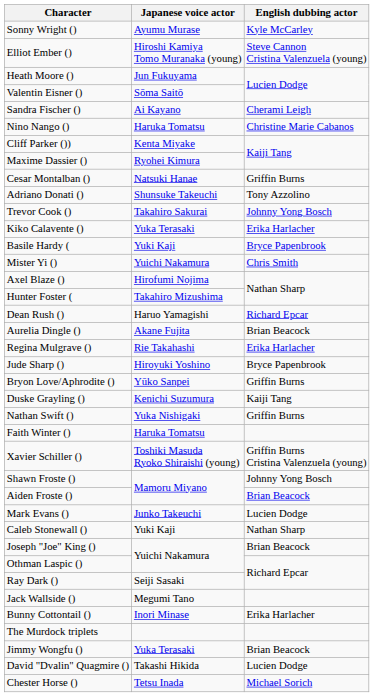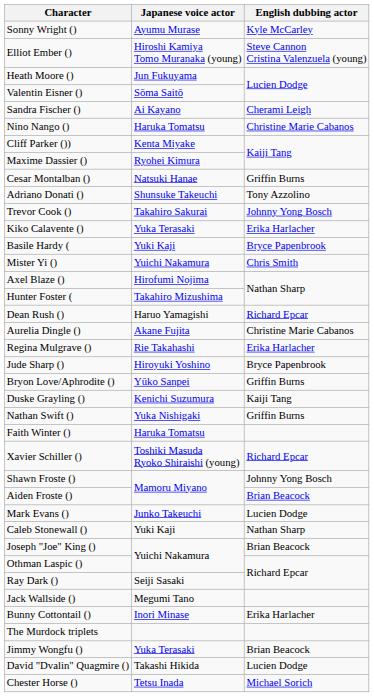(278, 331) Brian Beacock -> (300, 331) Christine Marie Cabanos
(307, 456) Griffin Burns Cristina Valenzuela (young) -> (277, 456) Richard Epcar
